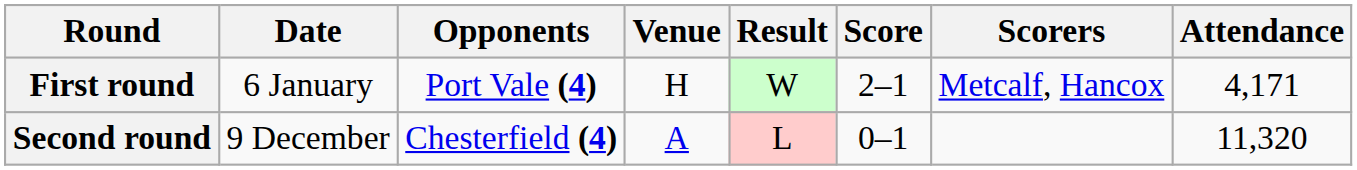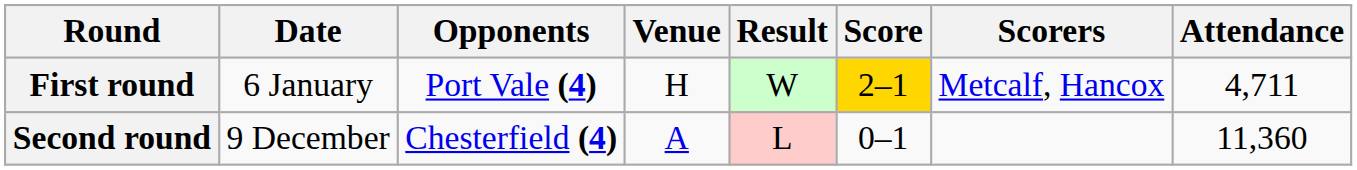(883, 84) no background -> (883, 84) gold background
(1262, 84) 4,171 -> (1262, 84) 4,711
(1262, 137) 11,320 -> (1262, 137) 11,360
